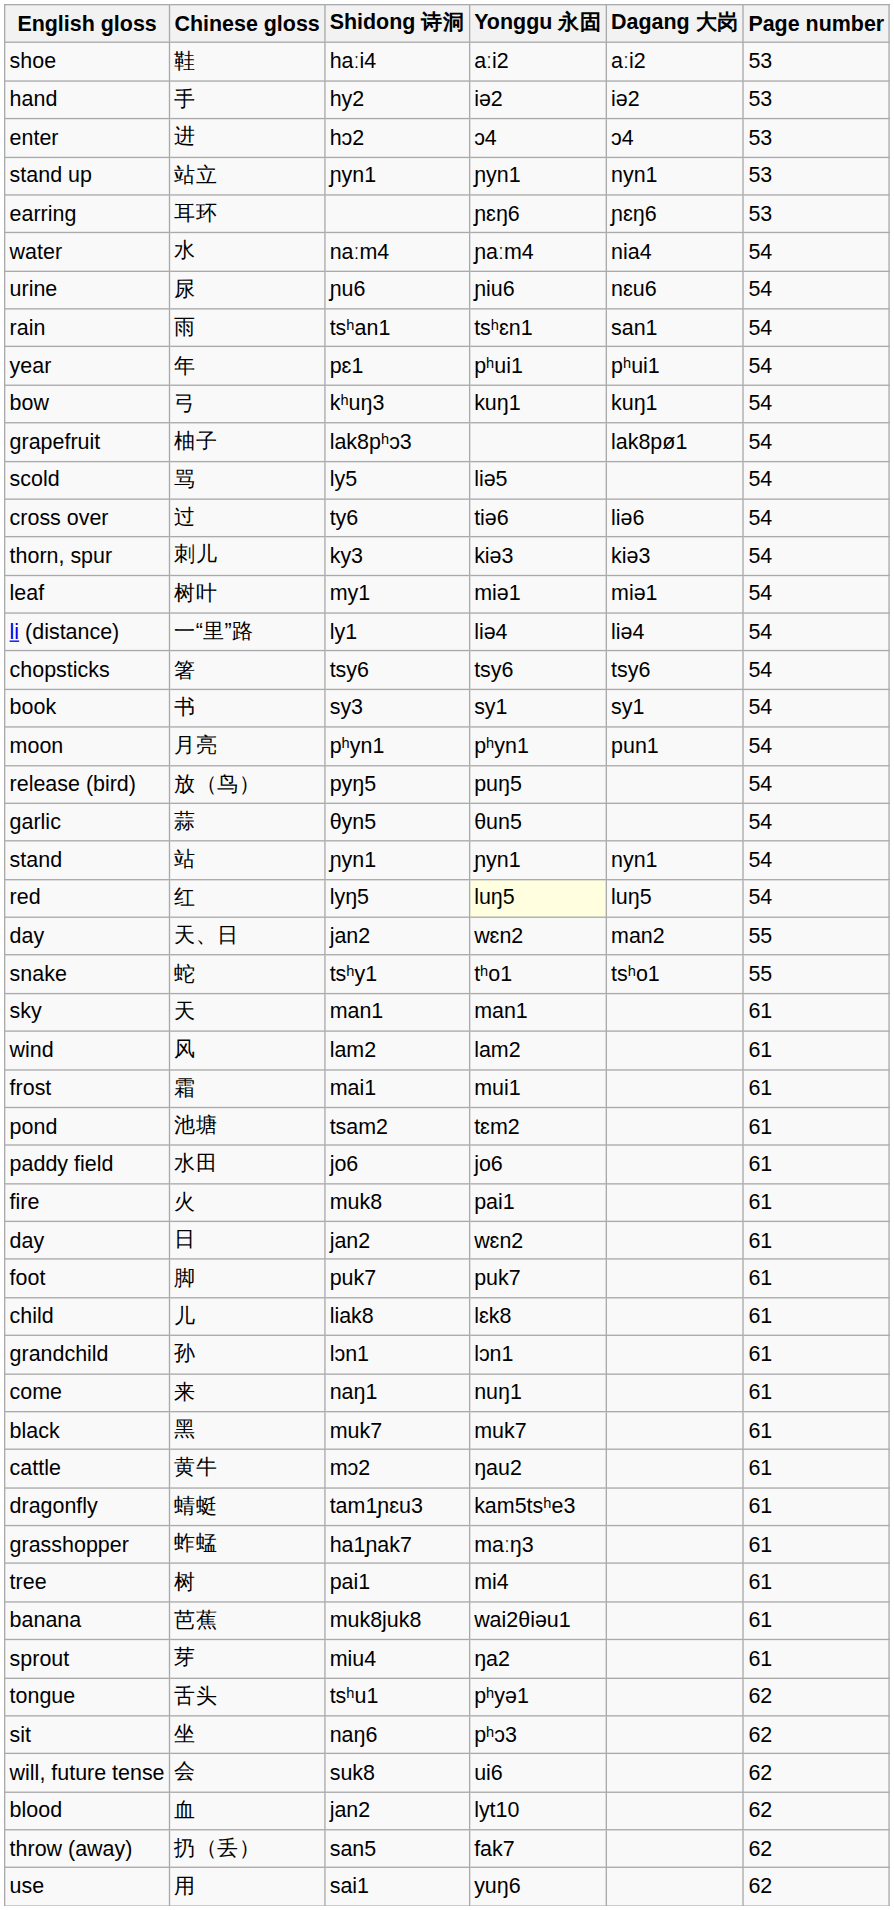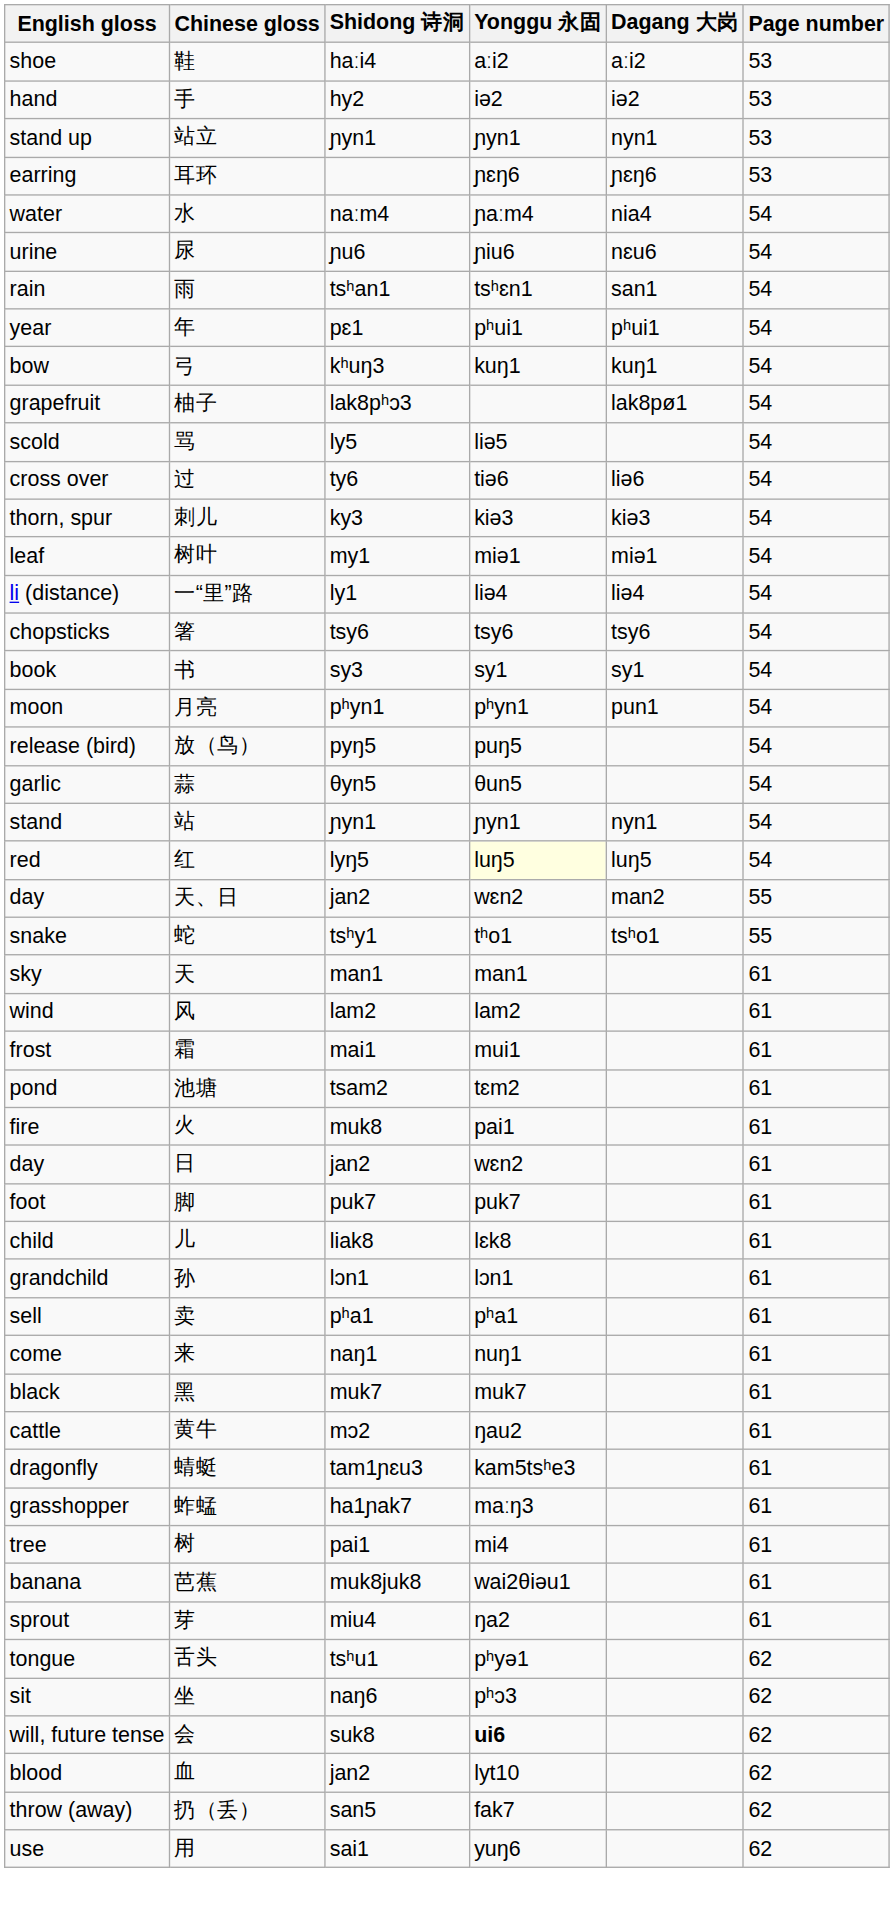- row: (34, 137)
- row: (61, 1164)
+ row: (26, 1316)
(488, 1772) normal -> (490, 1734) bold
